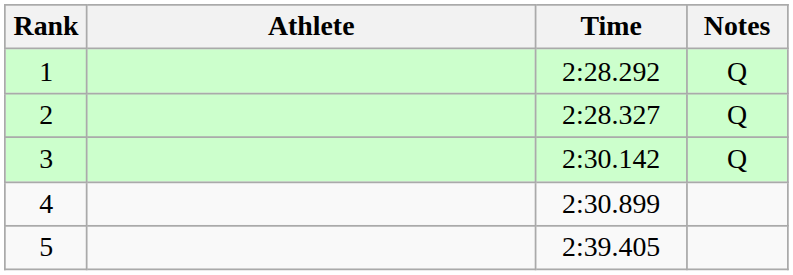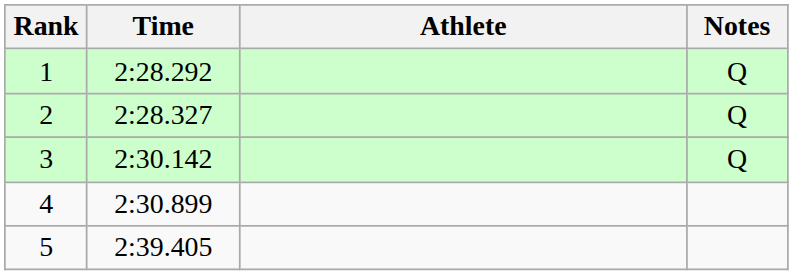columns swapped: (311, 26) <-> (611, 26)
